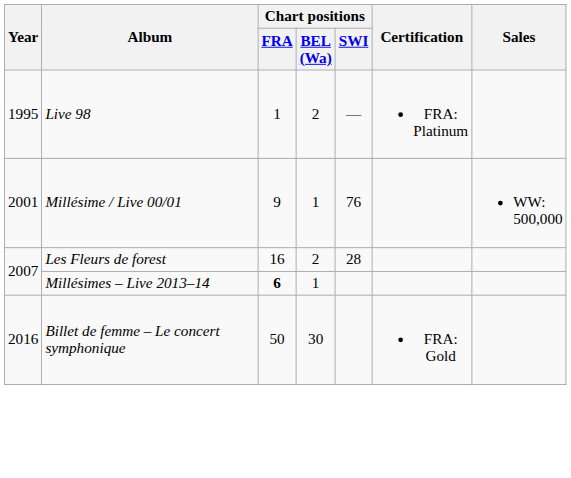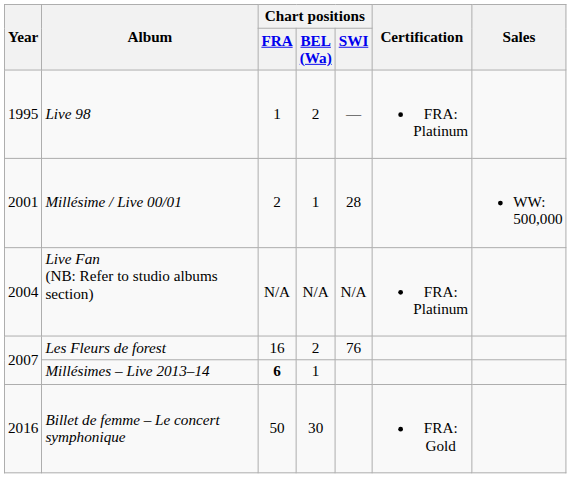(277, 202) 9 -> (277, 202) 2
(354, 202) 76 -> (354, 202) 28
+ row: (132, 276)
(354, 259) 28 -> (354, 347) 76
